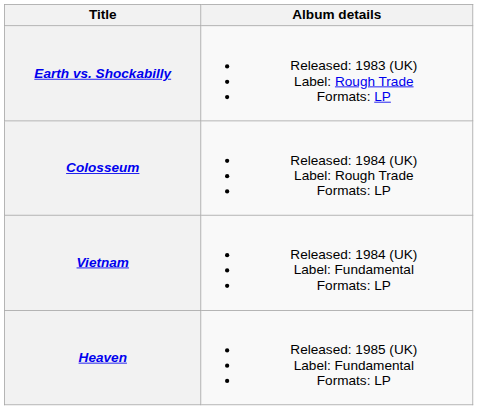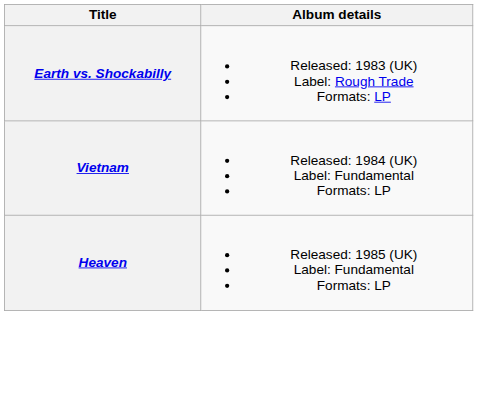- row: (103, 168)
